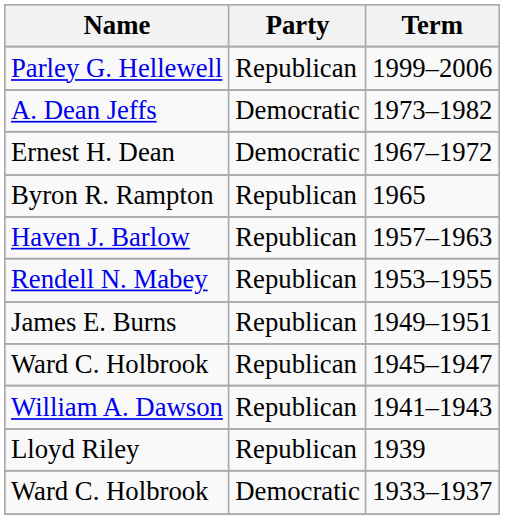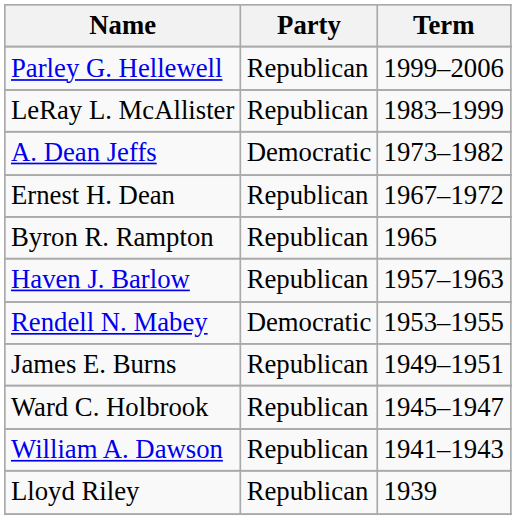+ row: (123, 110)
(298, 152) Democratic -> (308, 195) Republican
(296, 279) Republican -> (309, 322) Democratic
- row: (110, 491)
